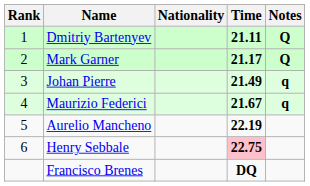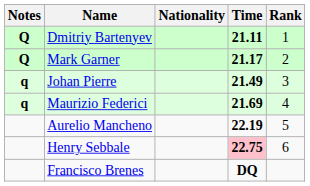columns swapped: (24, 15) <-> (285, 15)
(246, 103) 21.67 -> (247, 103) 21.69
